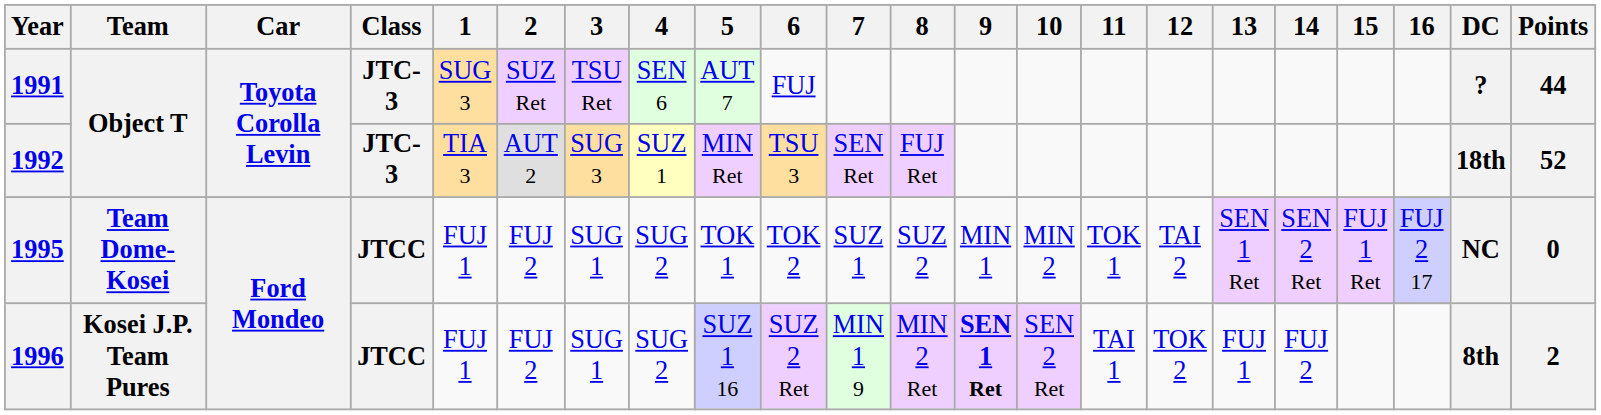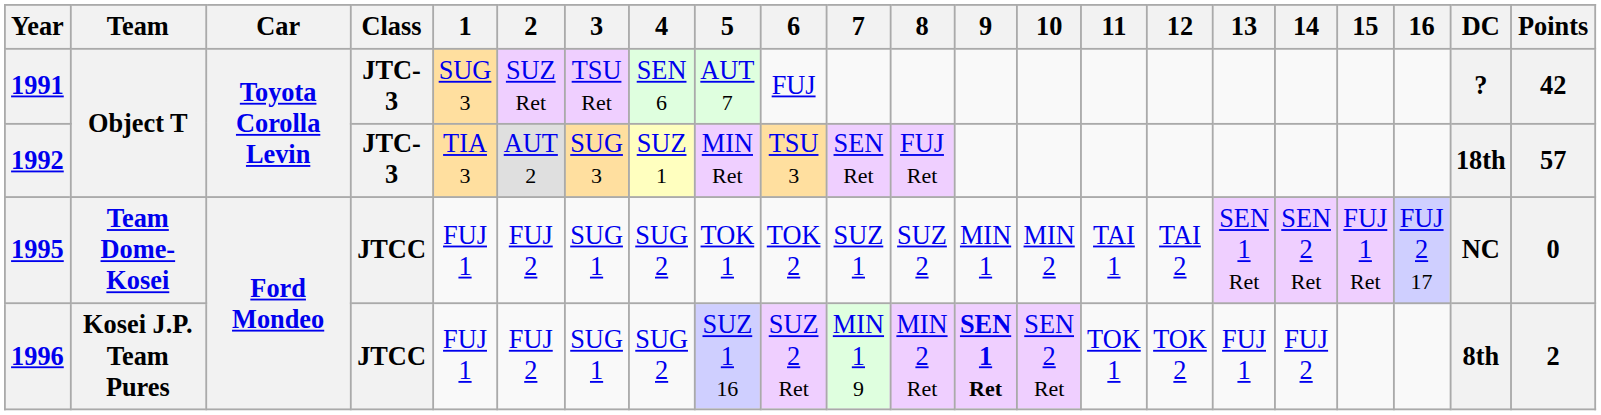(1553, 85) 44 -> (1553, 85) 42
(1553, 160) 52 -> (1553, 160) 57
(1114, 250) TOK 1 -> (1114, 250) TAI 1
(1114, 356) TAI 1 -> (1114, 356) TOK 1
